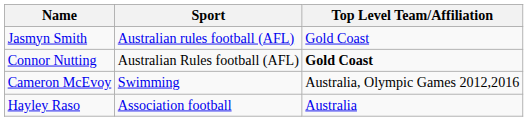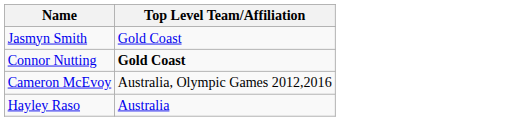- column: (208, 15)
